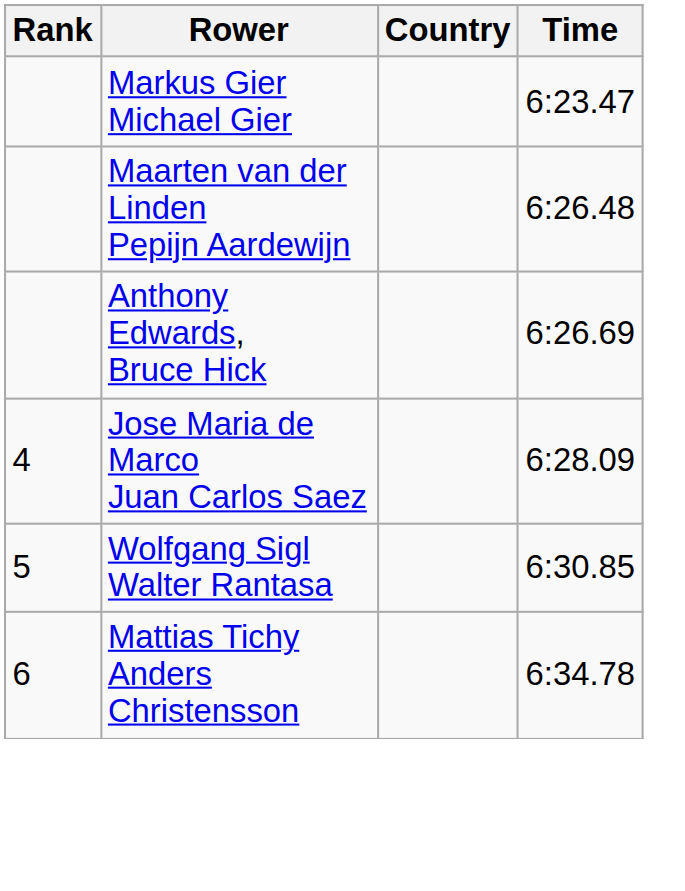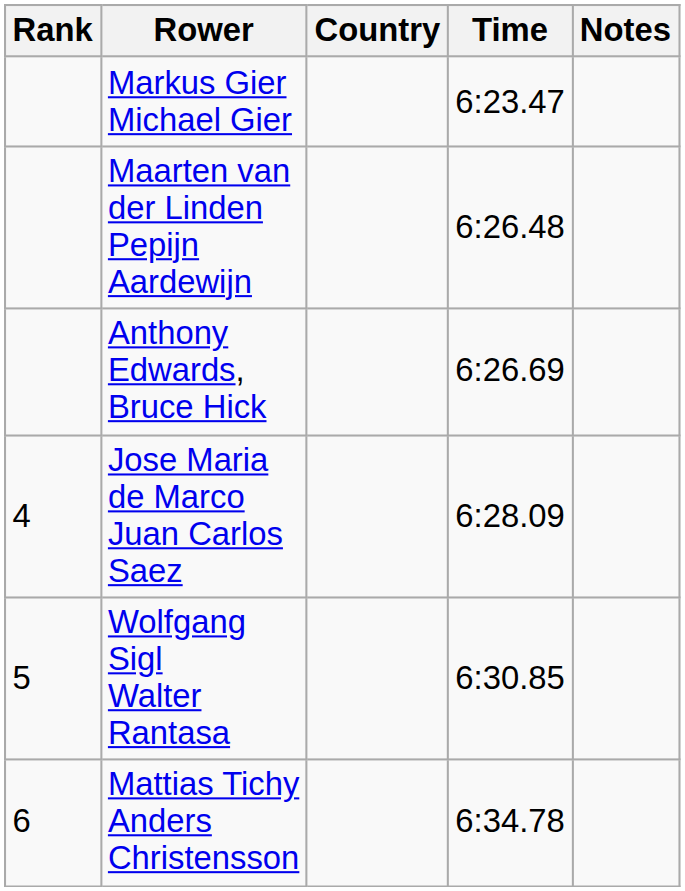+ column: (625, 30)
